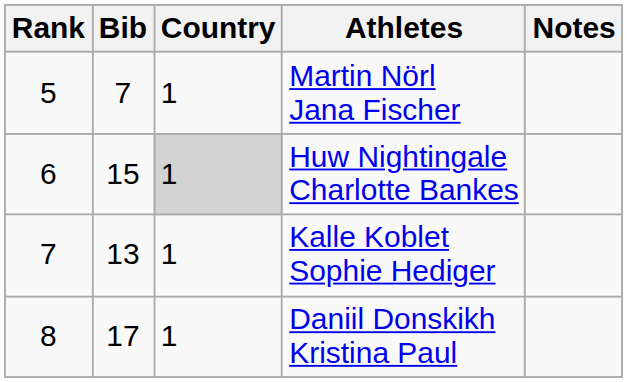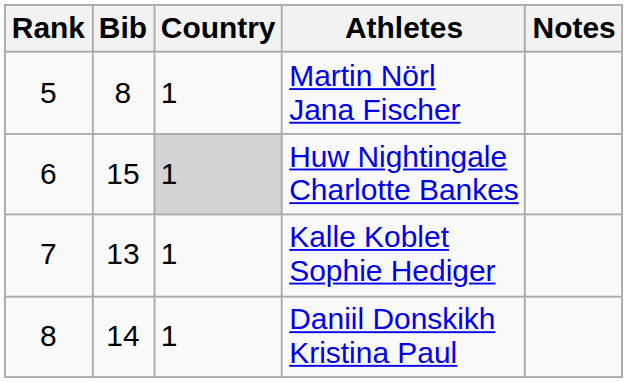(123, 92) 7 -> (123, 92) 8
(123, 335) 17 -> (123, 335) 14
